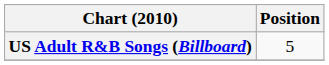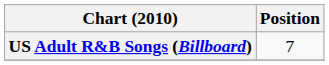(290, 45) 5 -> (290, 45) 7
